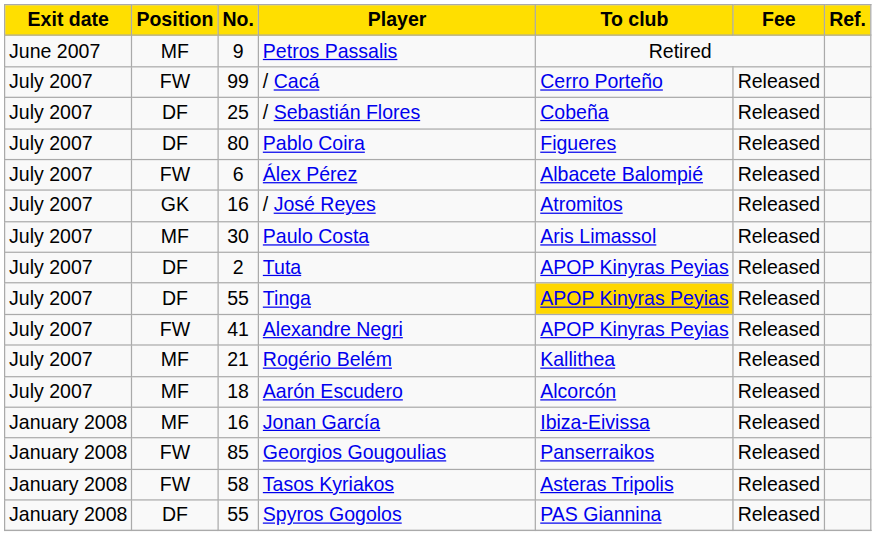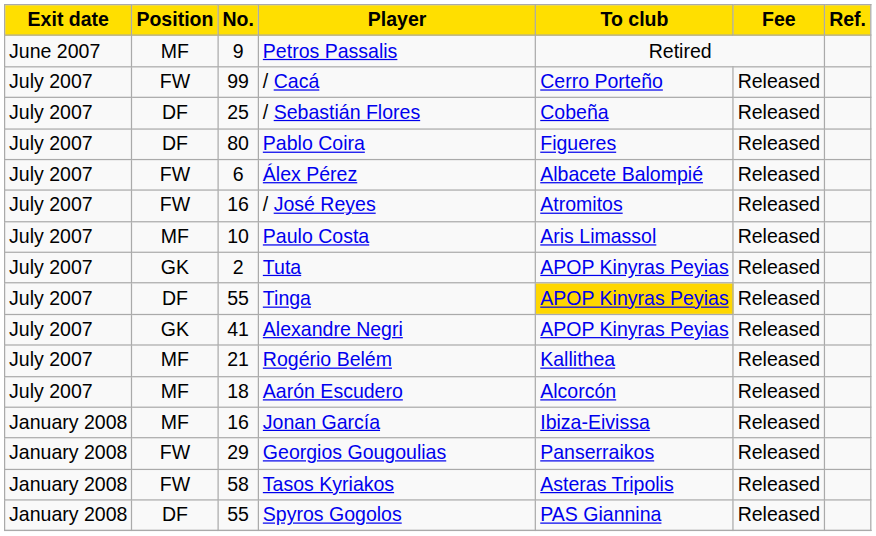(175, 205) GK -> (175, 205) FW
(238, 236) 30 -> (238, 236) 10
(175, 267) DF -> (175, 267) GK
(175, 329) FW -> (175, 329) GK
(238, 453) 85 -> (238, 453) 29
